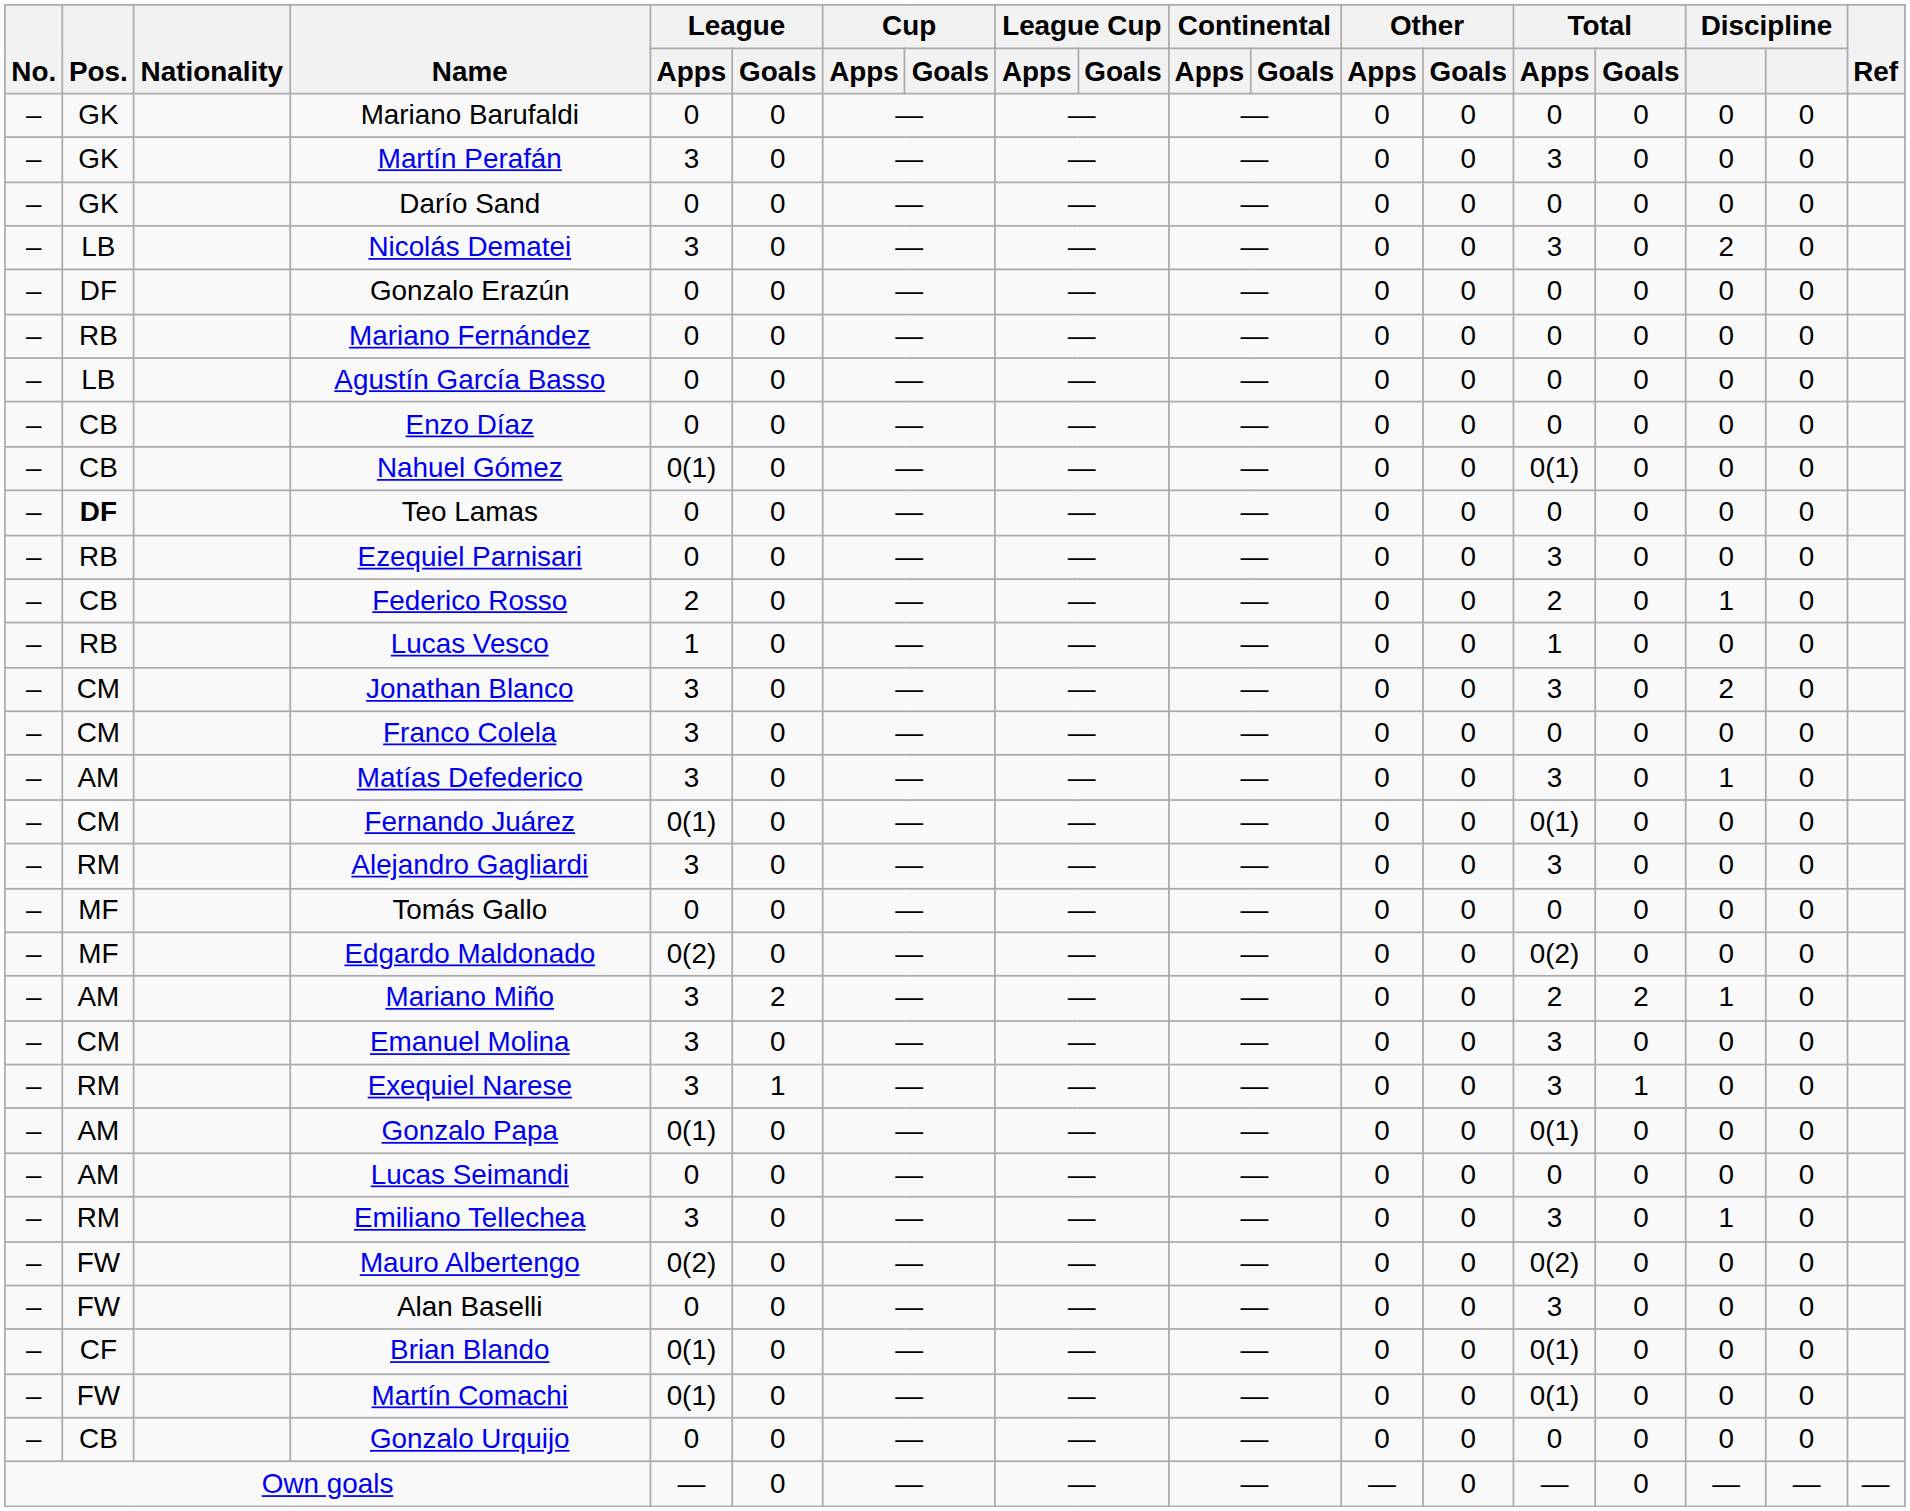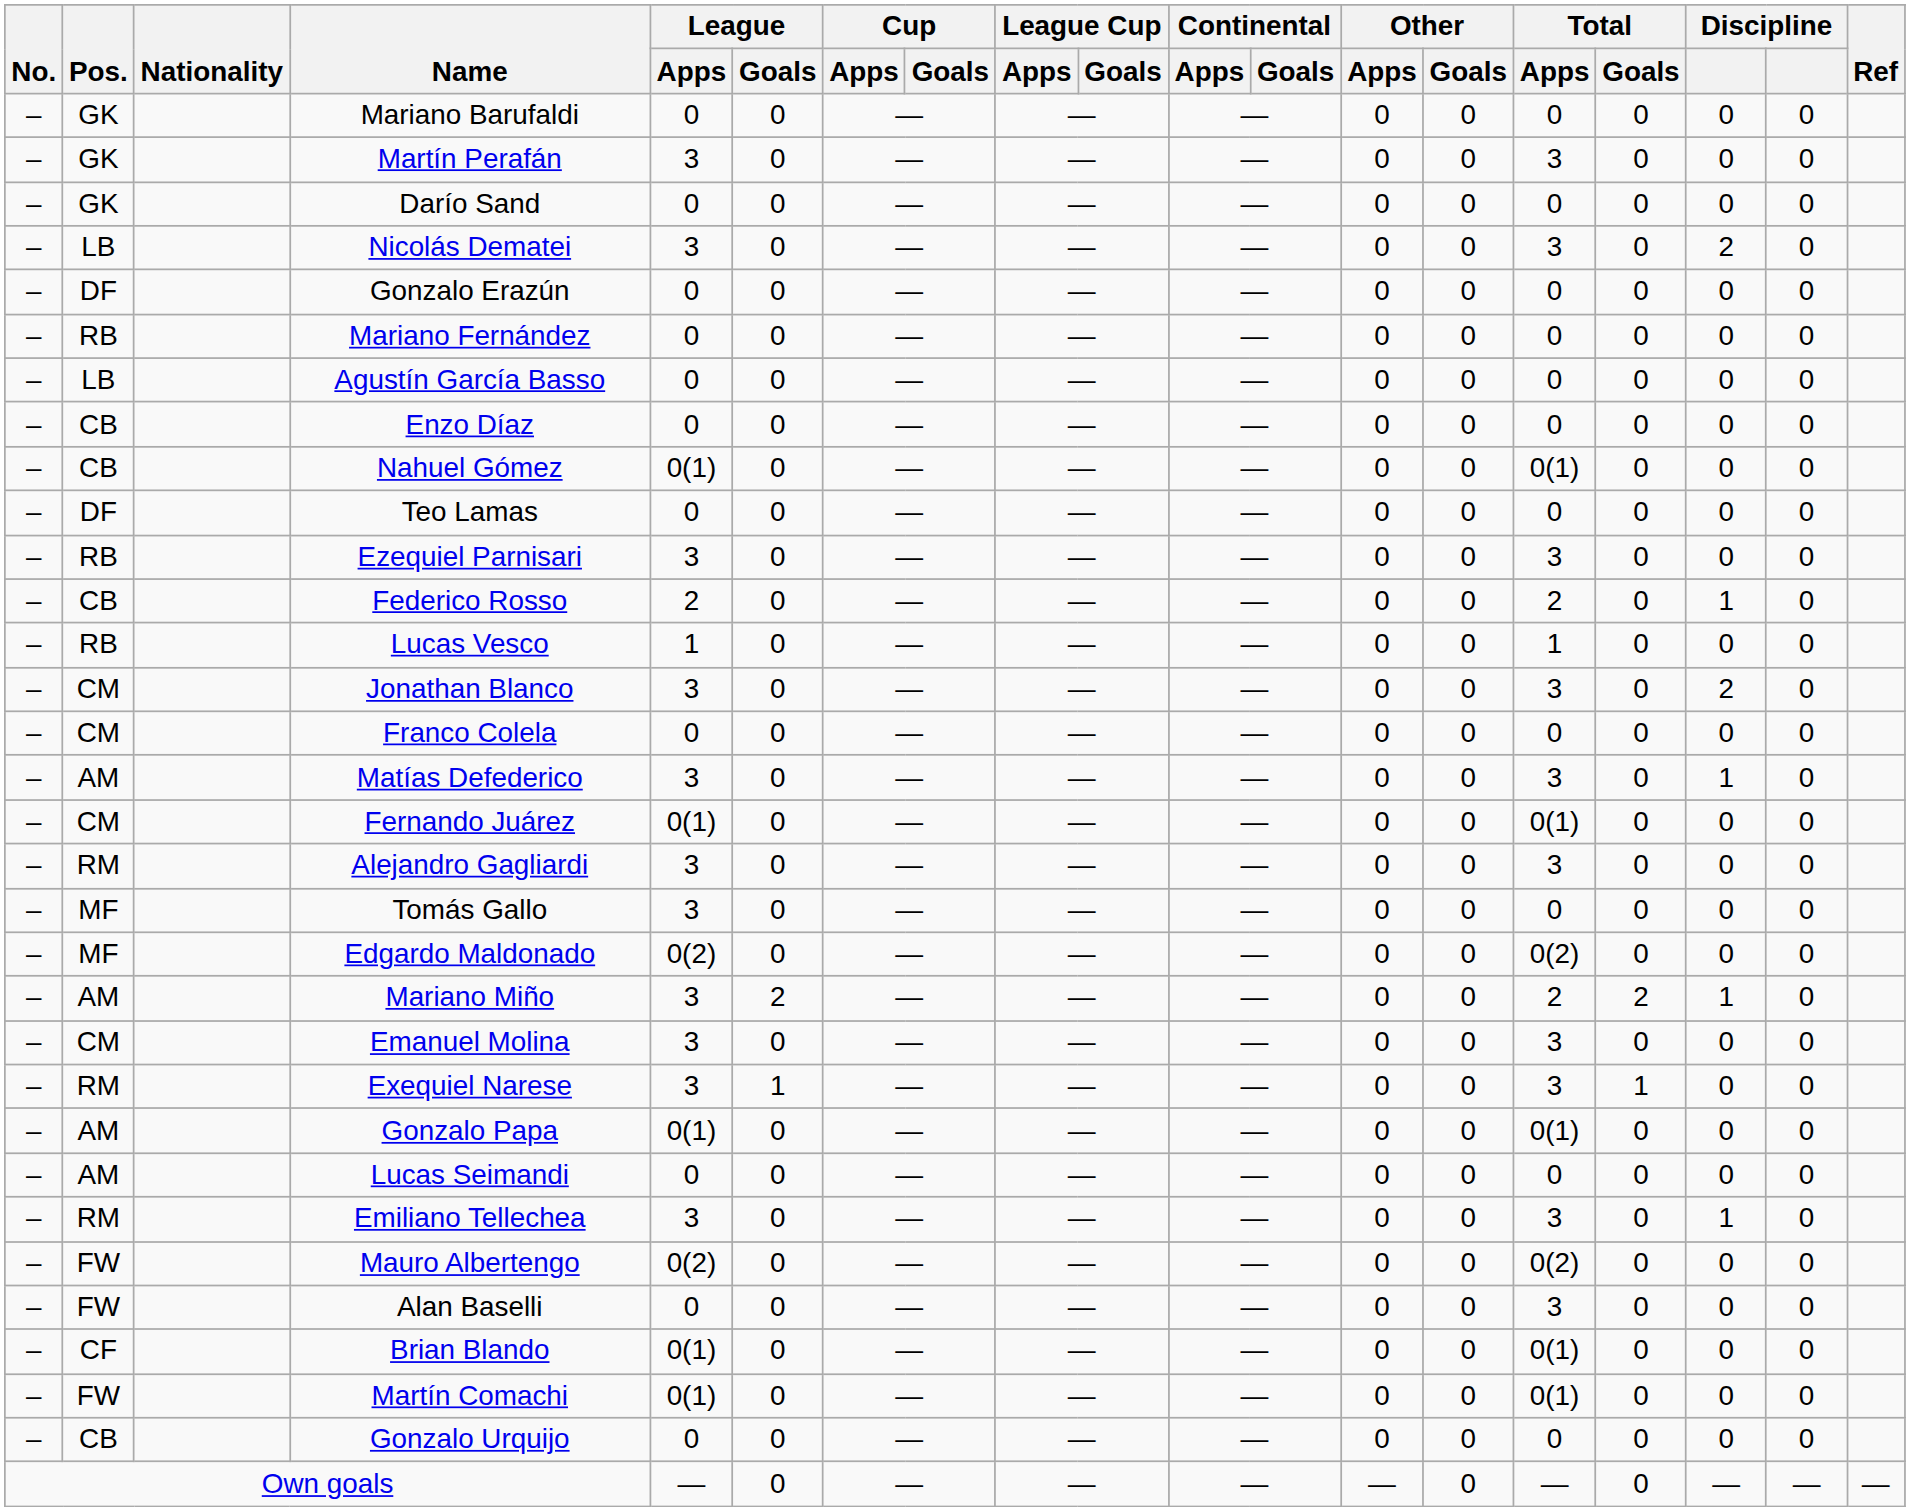(98, 512) bold -> (98, 512) normal
(691, 556) 0 -> (691, 556) 3
(691, 733) 3 -> (691, 733) 0
(691, 909) 0 -> (691, 909) 3
